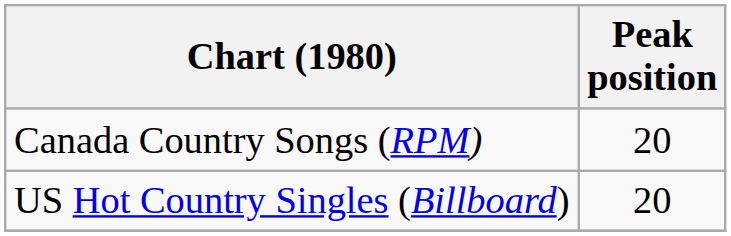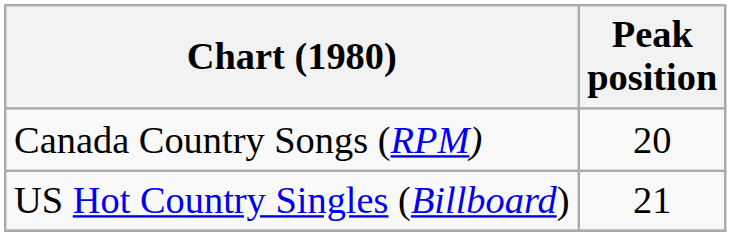(652, 199) 20 -> (652, 199) 21
